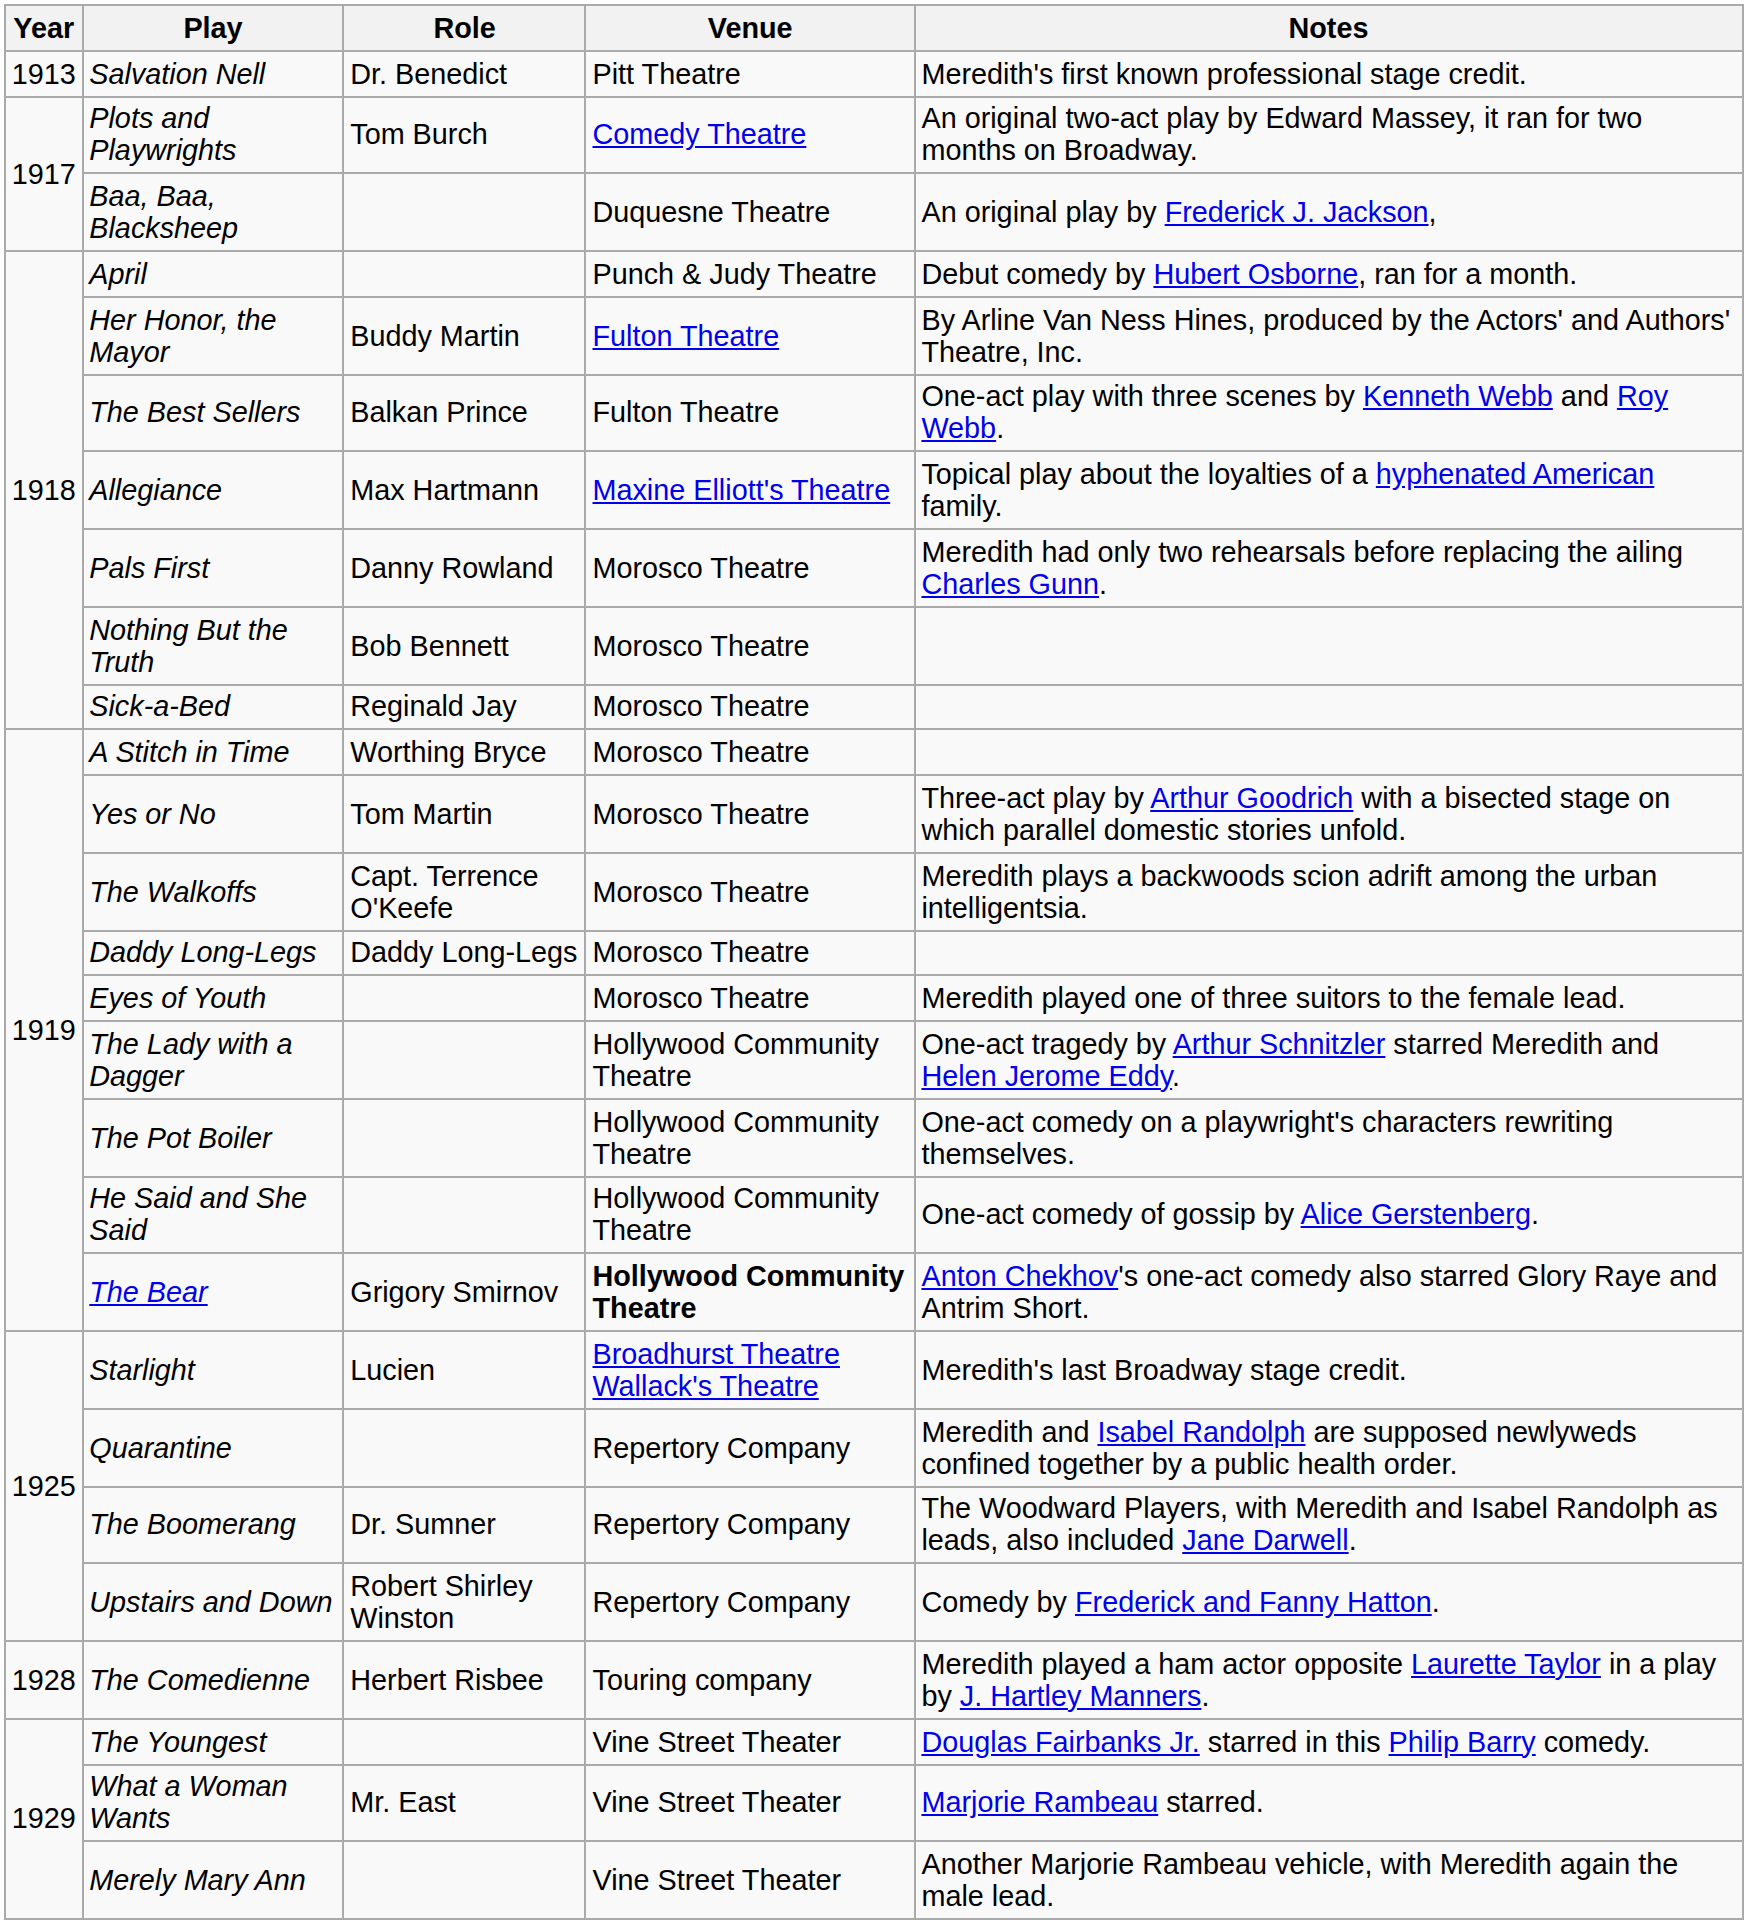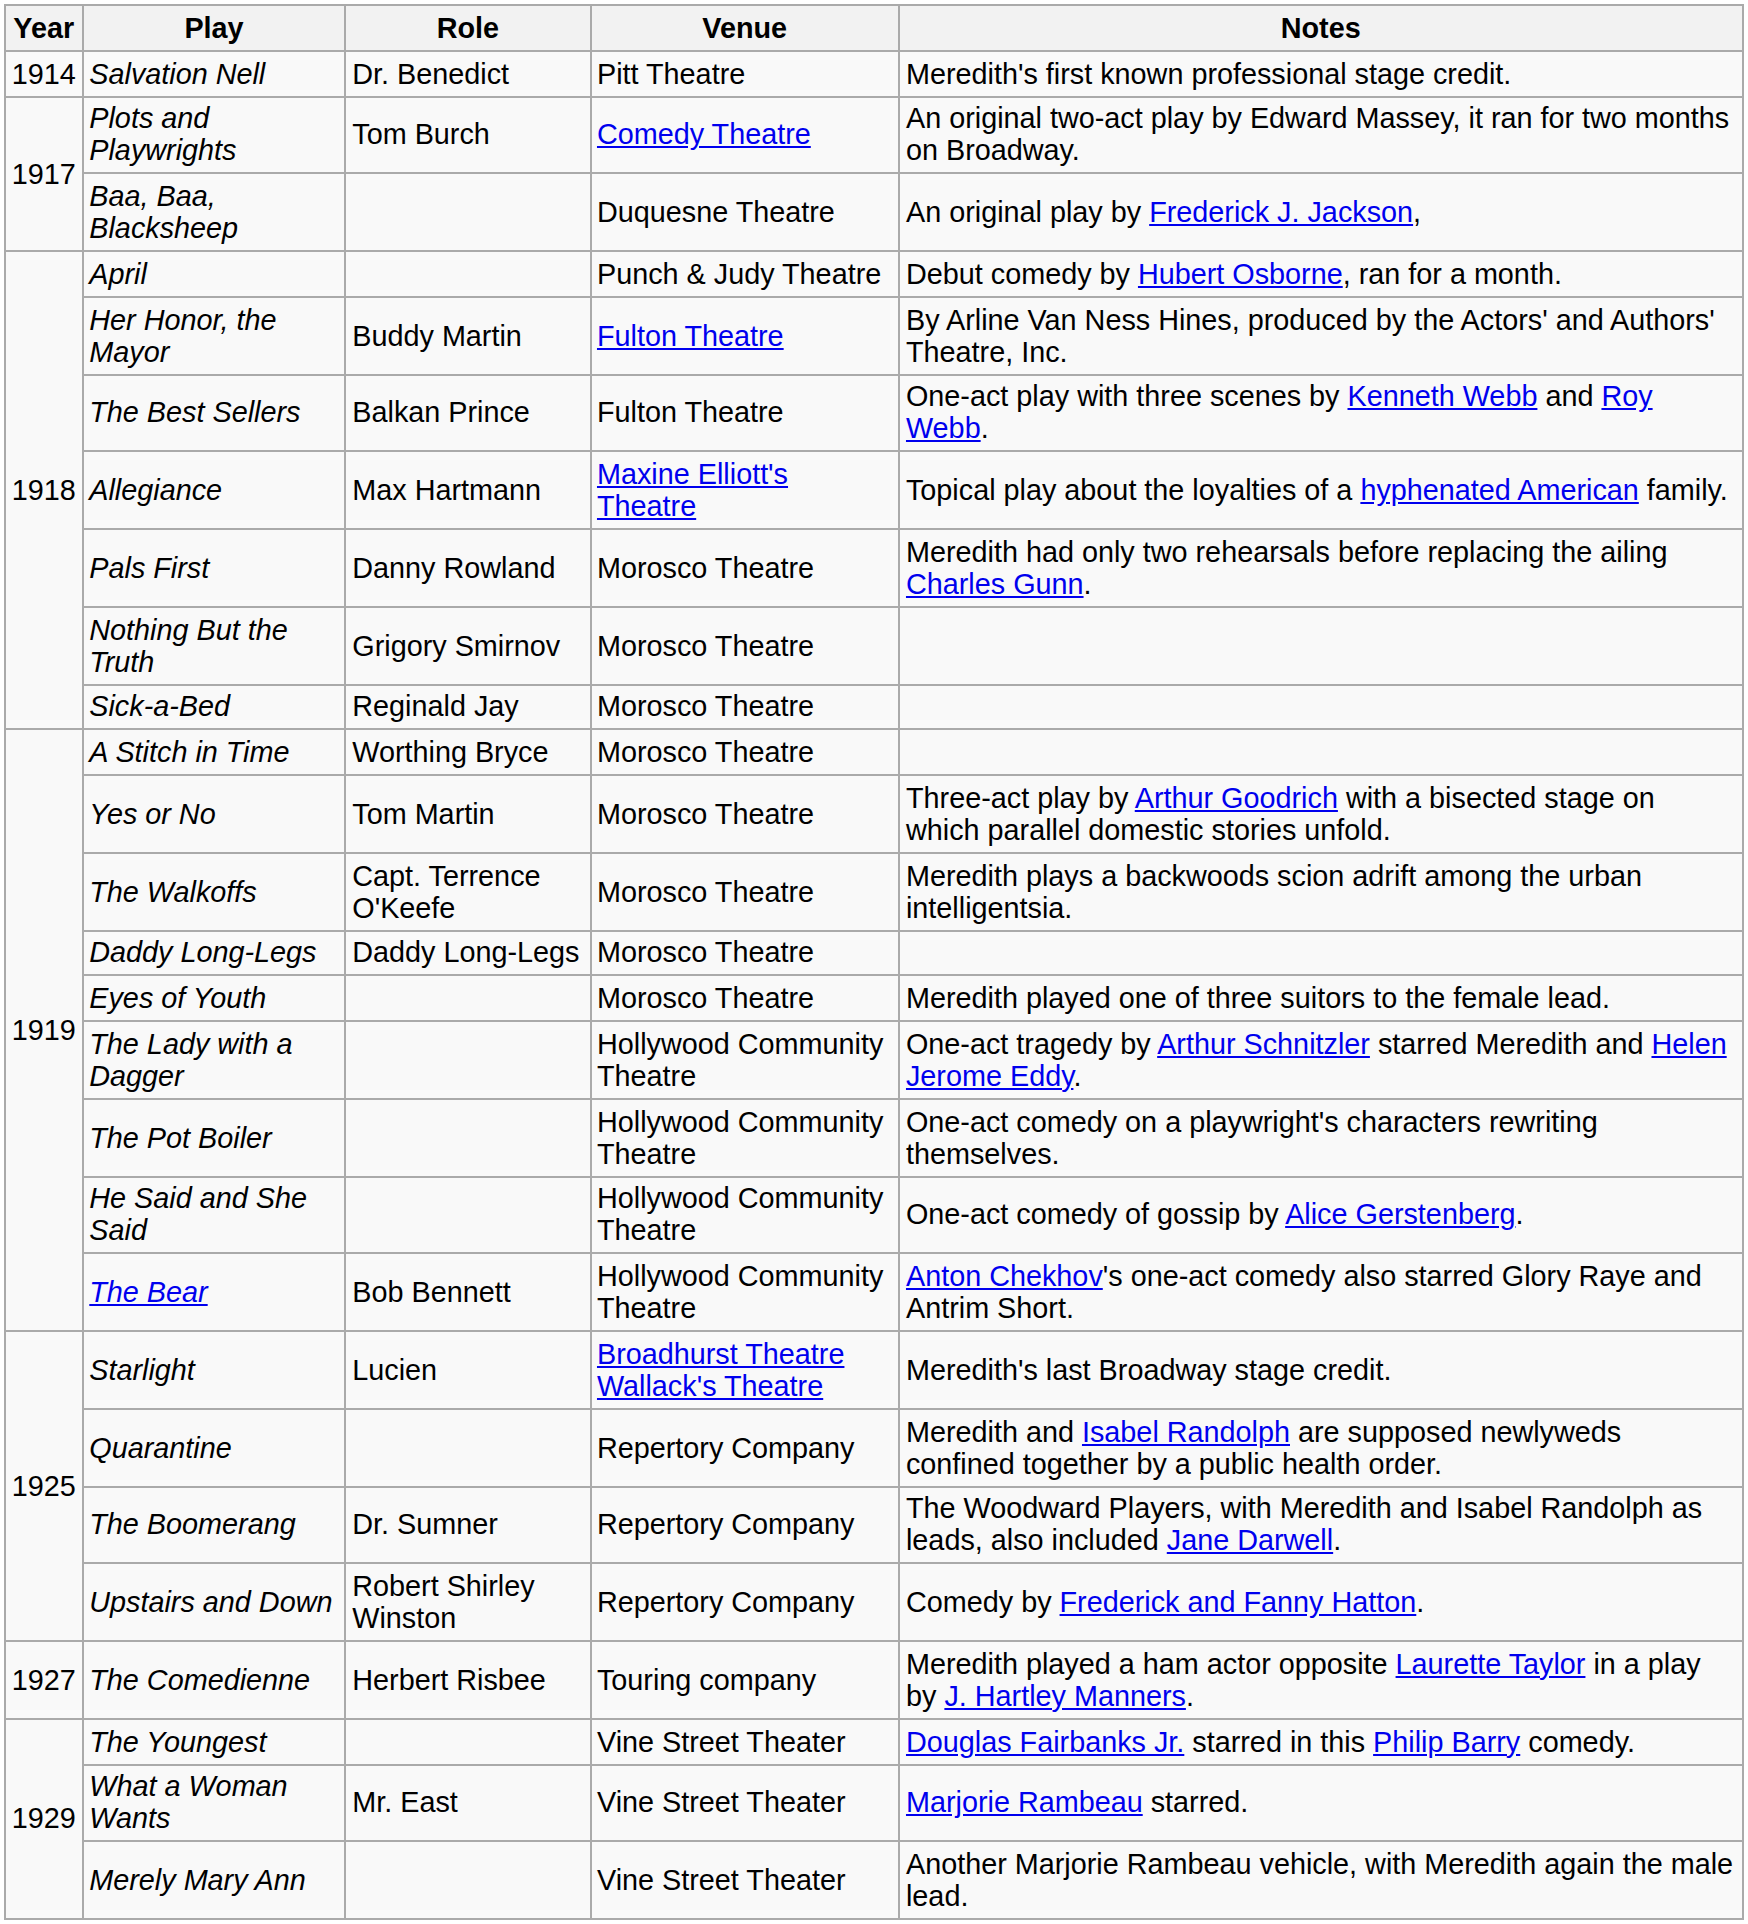(44, 74) 1913 -> (44, 74) 1914
(429, 646) Bob Bennett -> (456, 646) Grigory Smirnov
(454, 1293) Grigory Smirnov -> (432, 1293) Bob Bennett
(748, 1293) bold -> (740, 1293) normal
(44, 1680) 1928 -> (44, 1680) 1927
